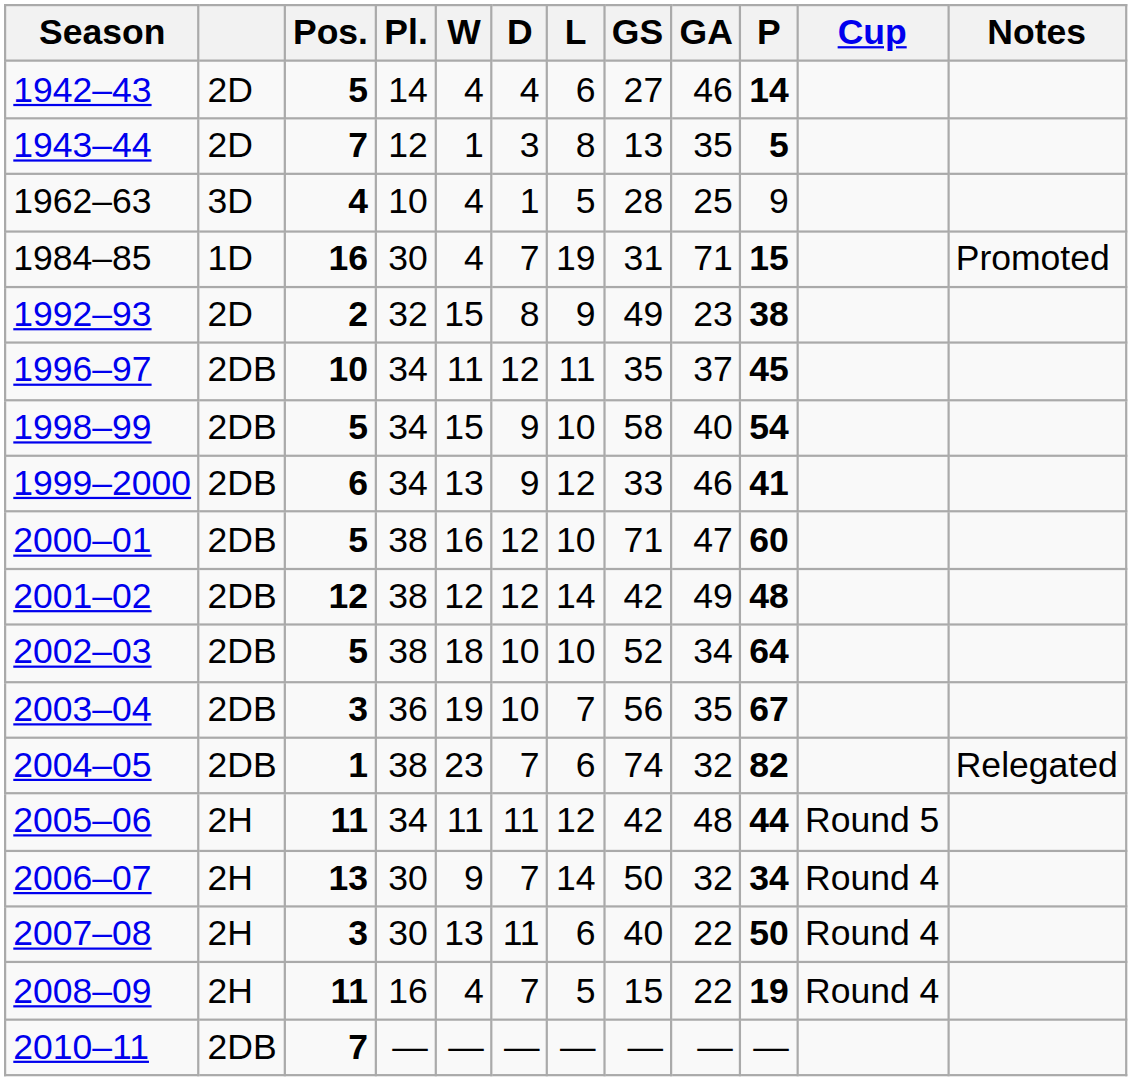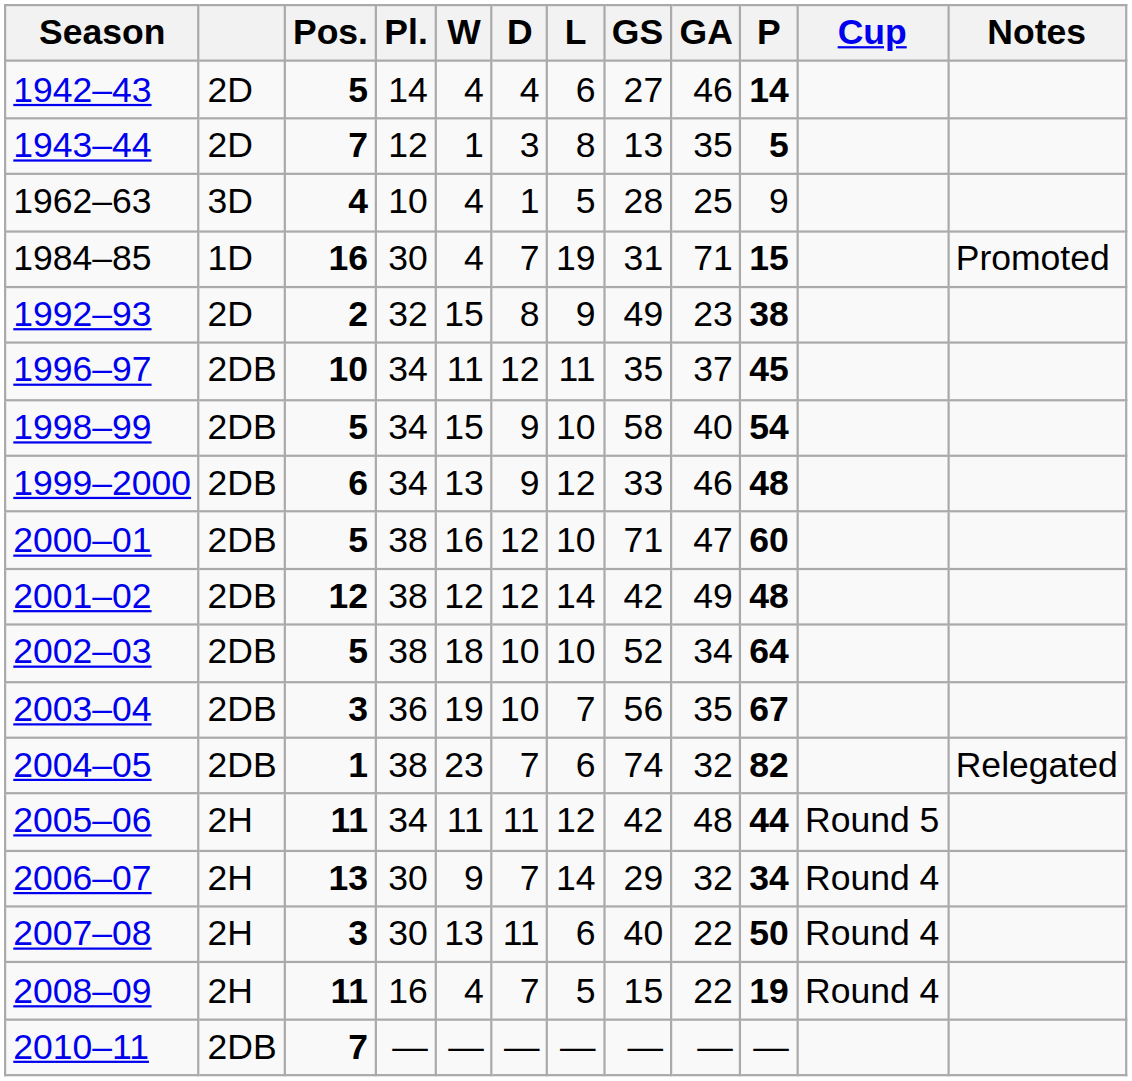(769, 483) 41 -> (769, 483) 48
(643, 877) 50 -> (643, 877) 29
